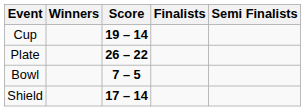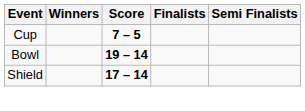(126, 34) 19 – 14 -> (126, 34) 7 – 5
- row: (25, 55)
(126, 75) 7 – 5 -> (126, 55) 19 – 14
